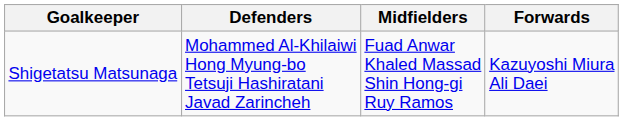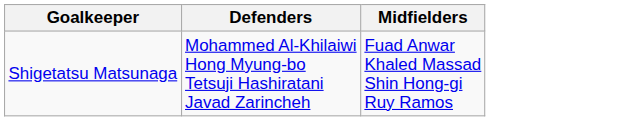- column: (552, 17)
